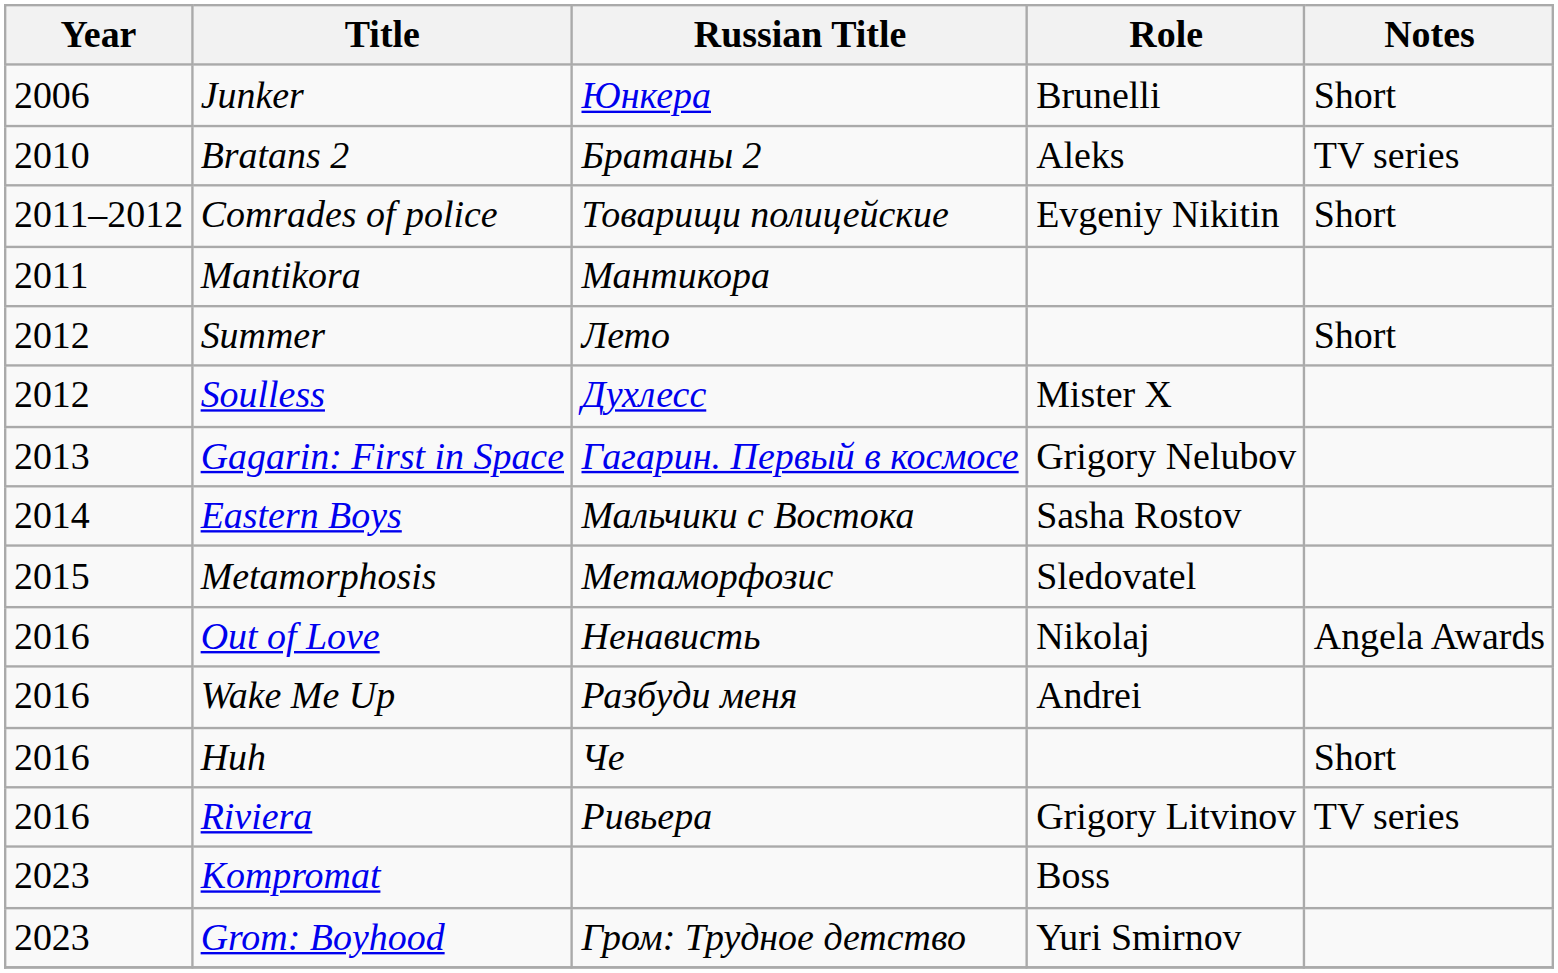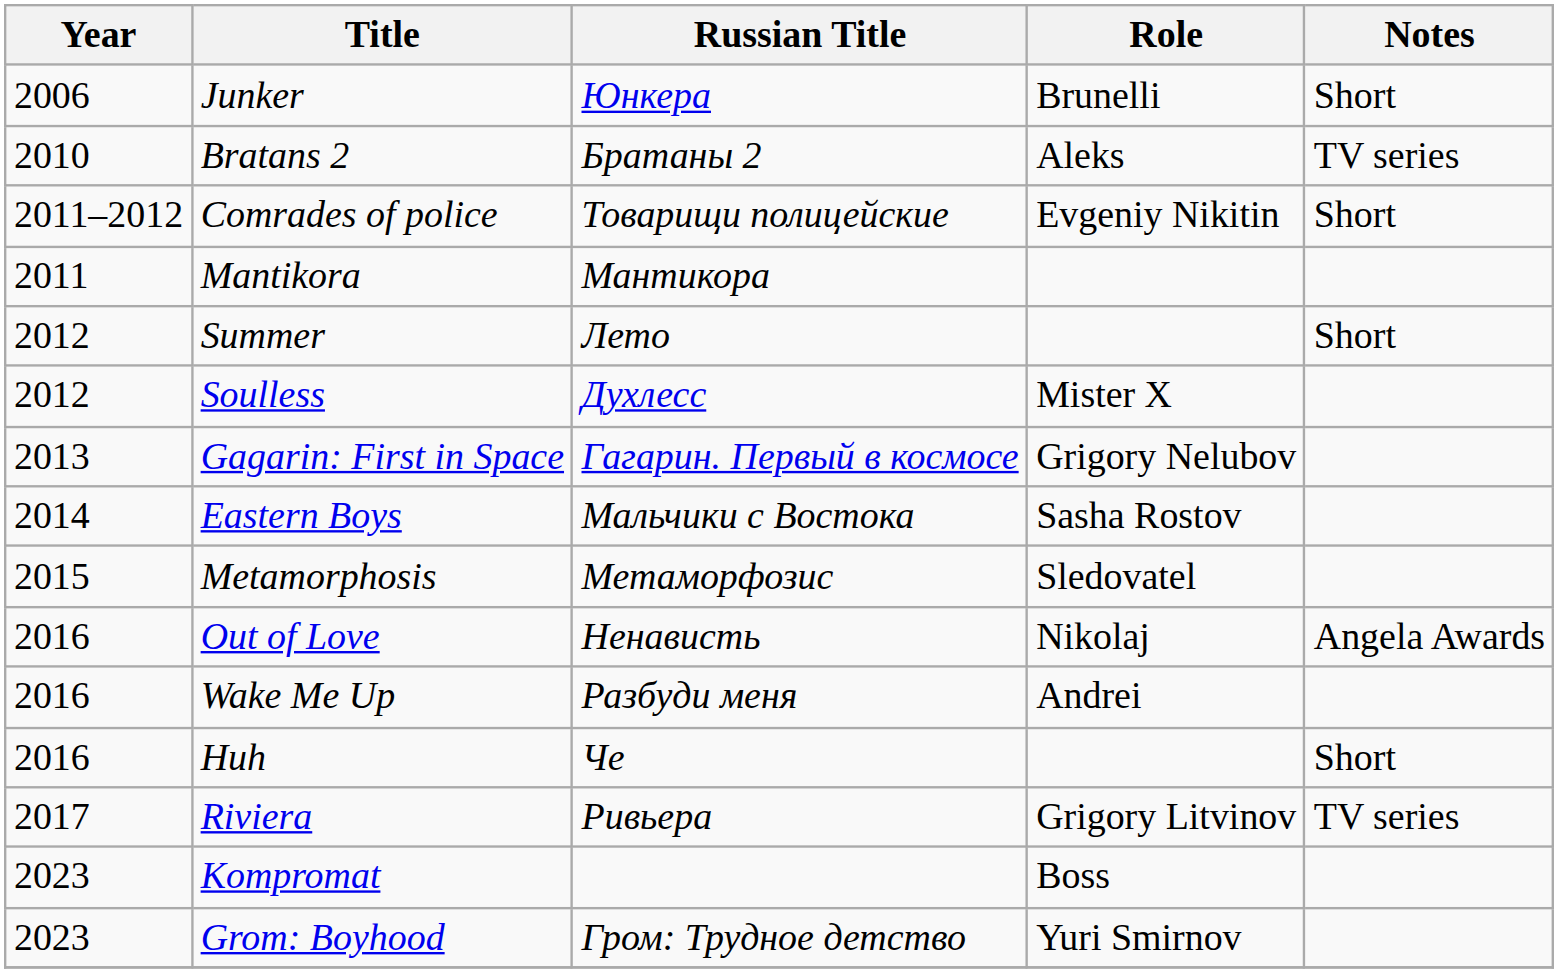(52, 816) 2016 -> (52, 816) 2017
